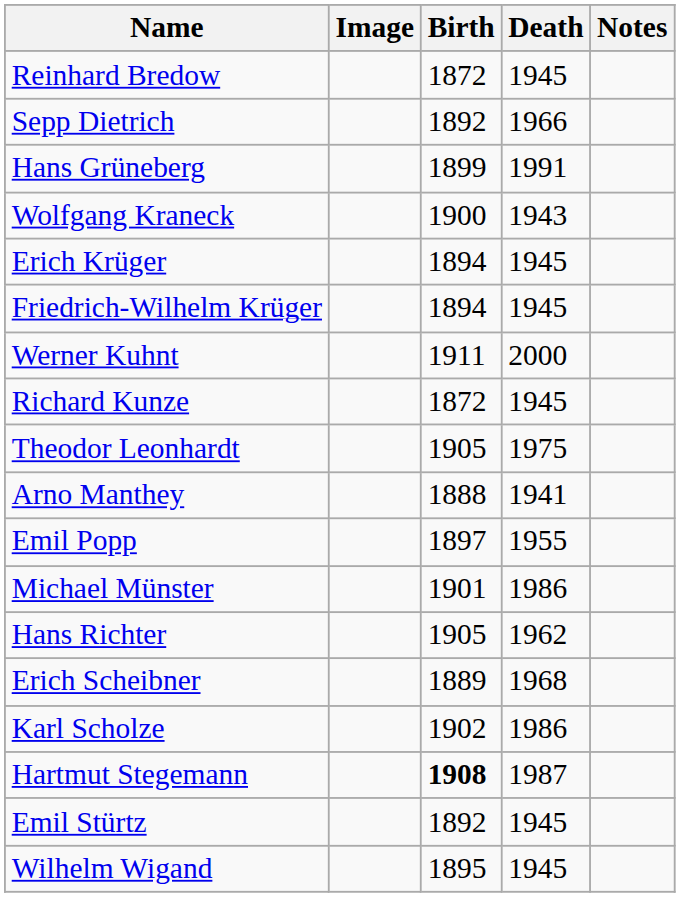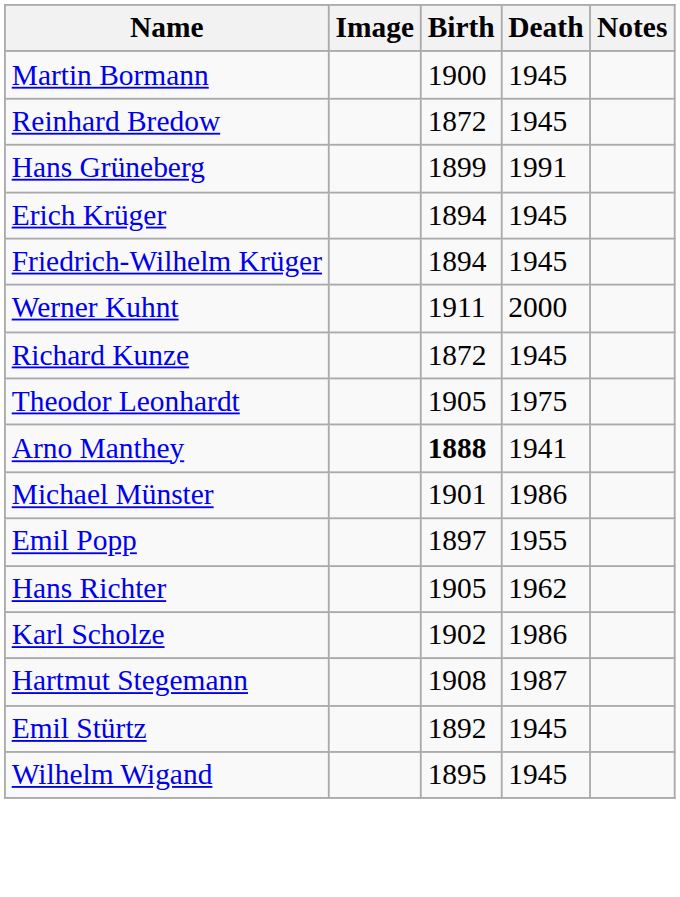+ row: (110, 74)
- row: (93, 121)
- row: (123, 214)
(457, 494) normal -> (457, 448) bold
rows swapped: (113, 588) <-> (74, 541)
- row: (106, 681)
(457, 774) bold -> (457, 681) normal
